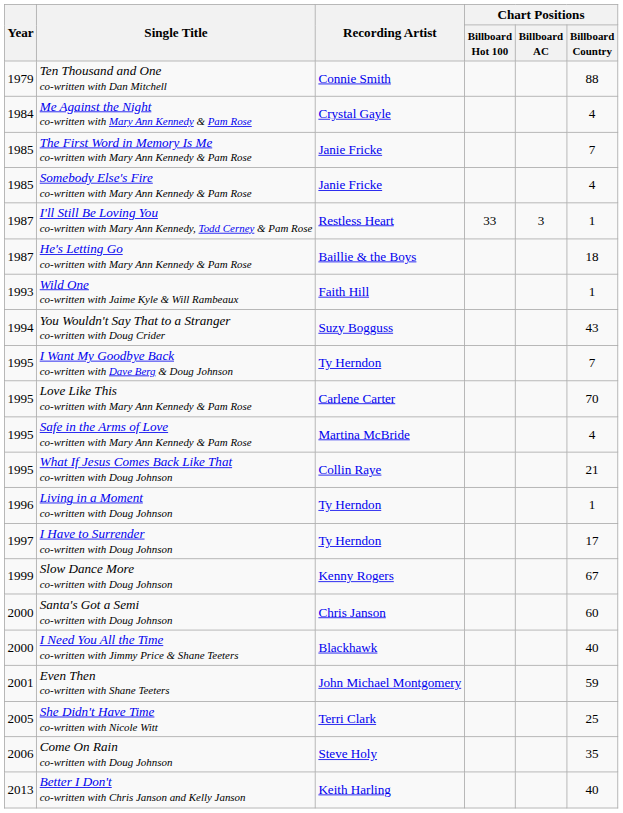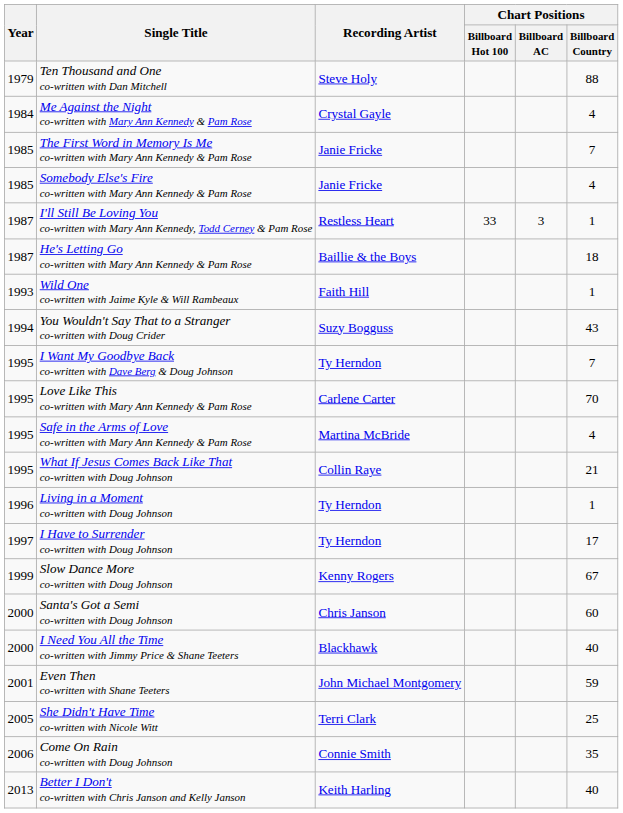(355, 78) Connie Smith -> (348, 78) Steve Holy
(348, 754) Steve Holy -> (355, 754) Connie Smith
